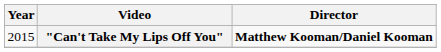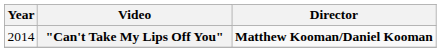(21, 36) 2015 -> (21, 36) 2014
